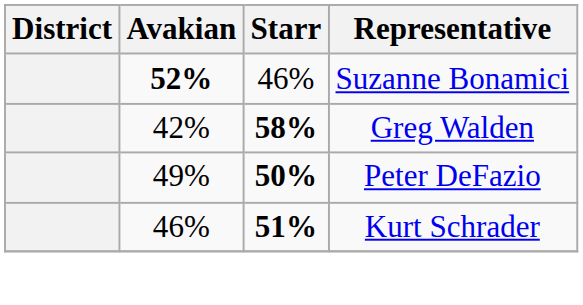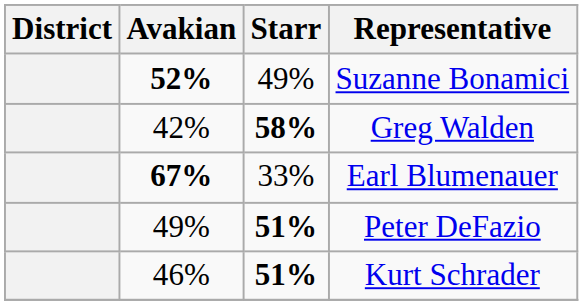(286, 78) 46% -> (286, 78) 49%
+ row: (452, 176)
(286, 176) 50% -> (286, 226) 51%
